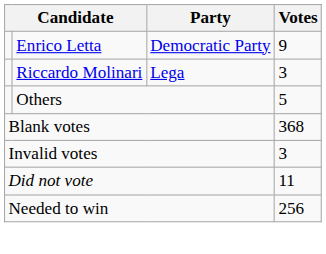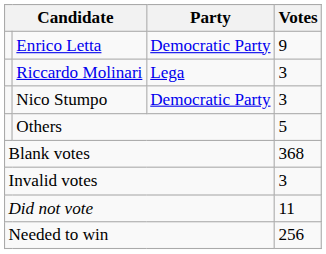+ row: (62, 99)
